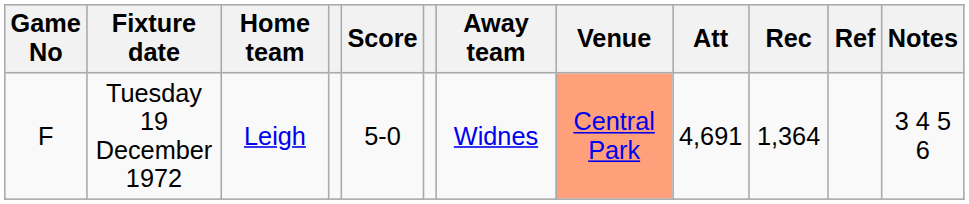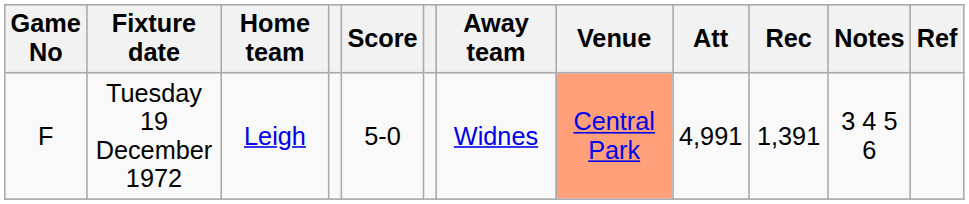columns swapped: (923, 38) <-> (855, 38)
(711, 135) 4,691 -> (711, 135) 4,991
(789, 135) 1,364 -> (789, 135) 1,391
